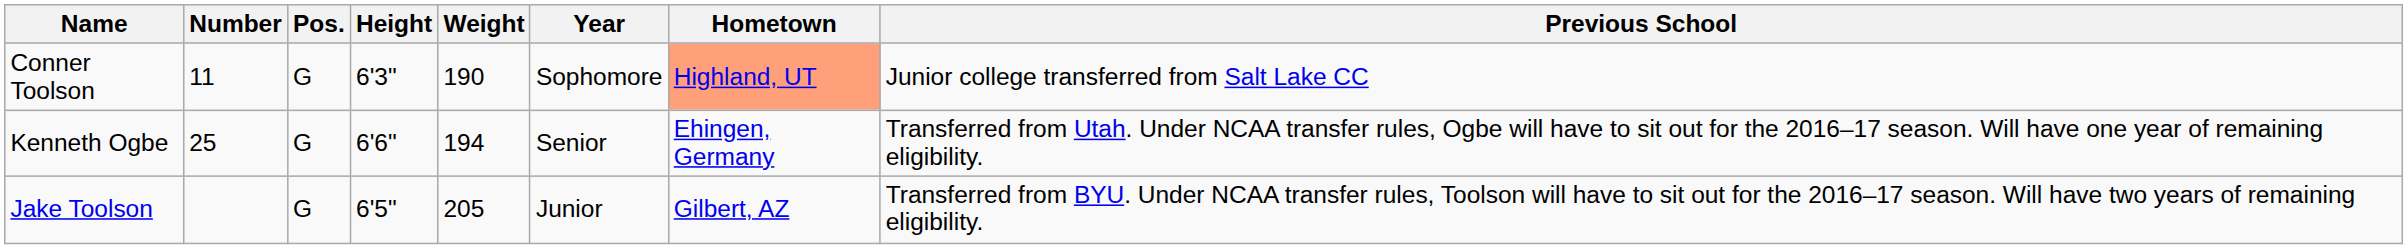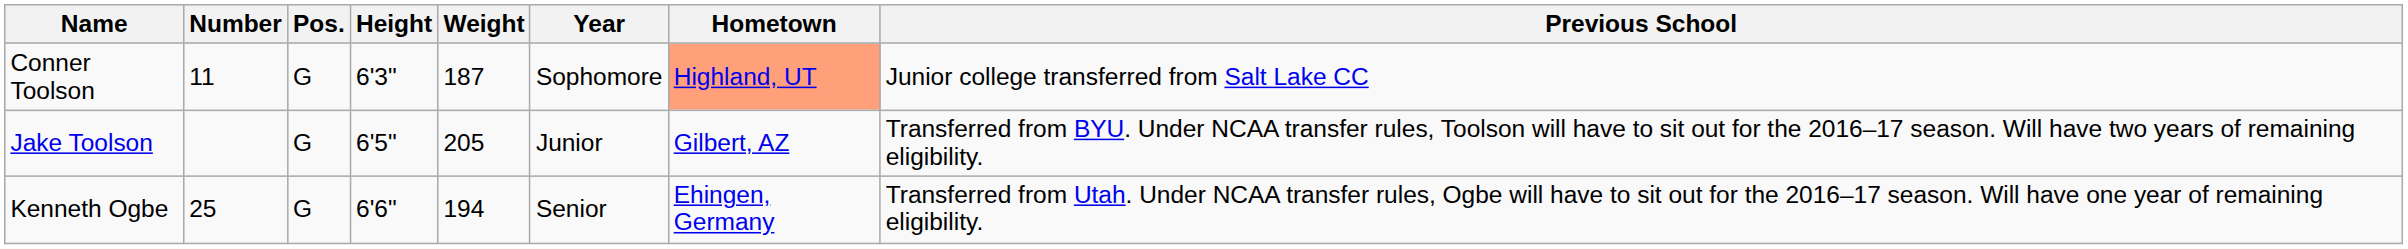(464, 76) 190 -> (464, 76) 187
rows swapped: (89, 142) <-> (82, 209)
